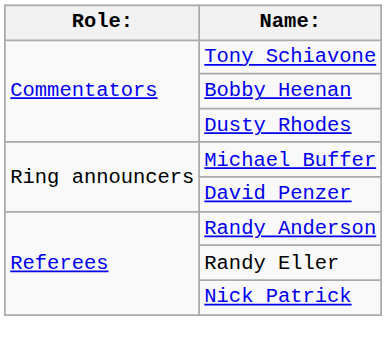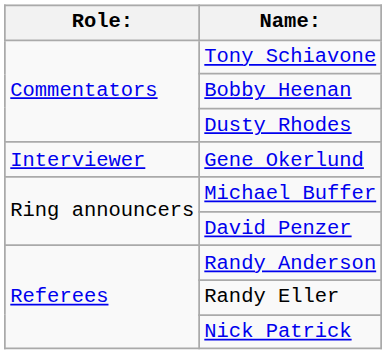+ row: (284, 160)
